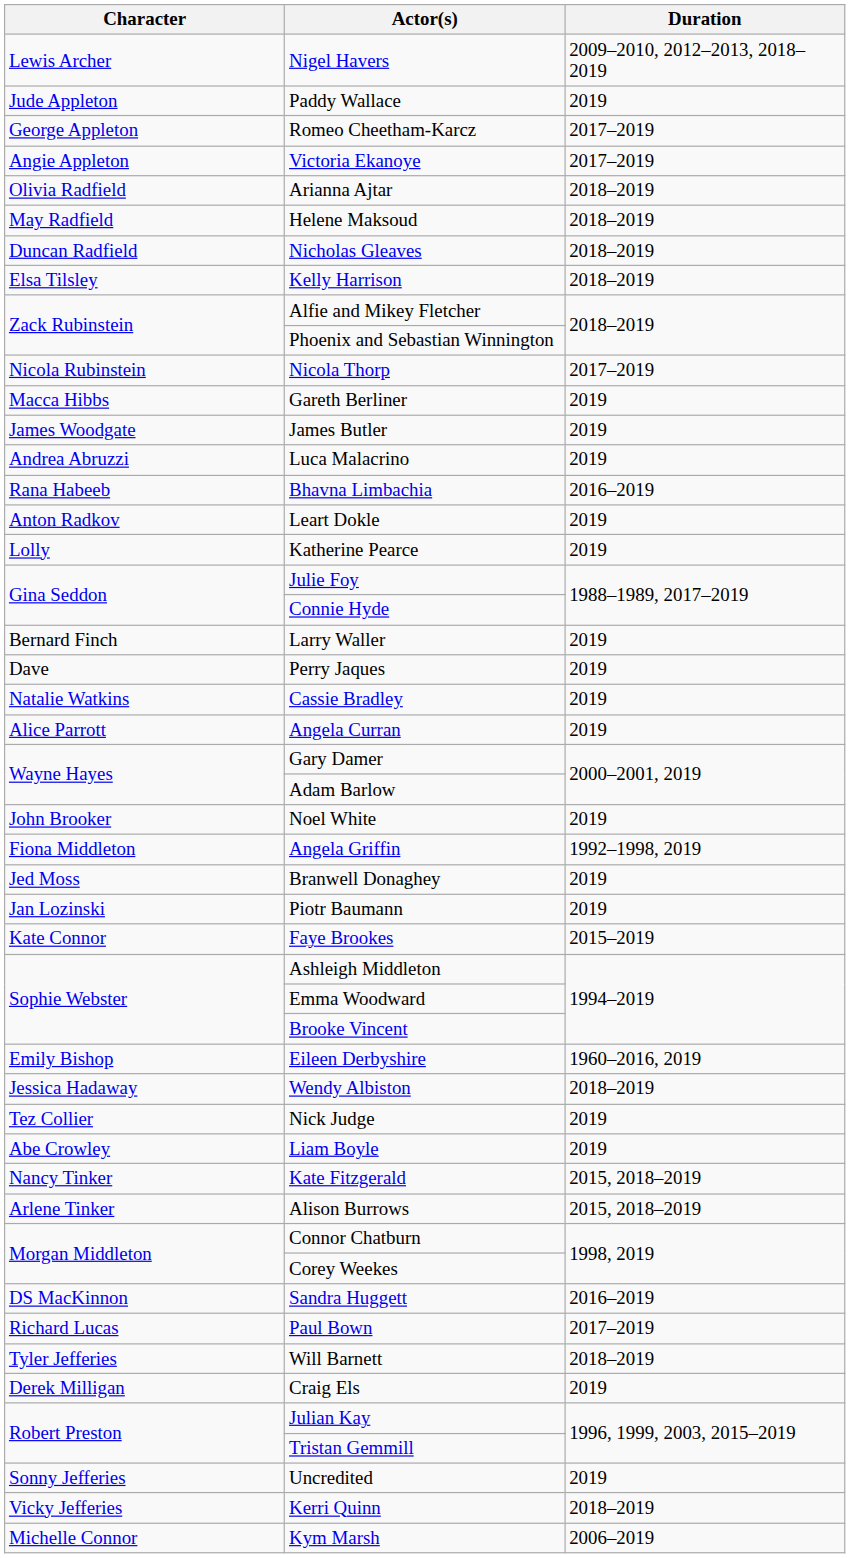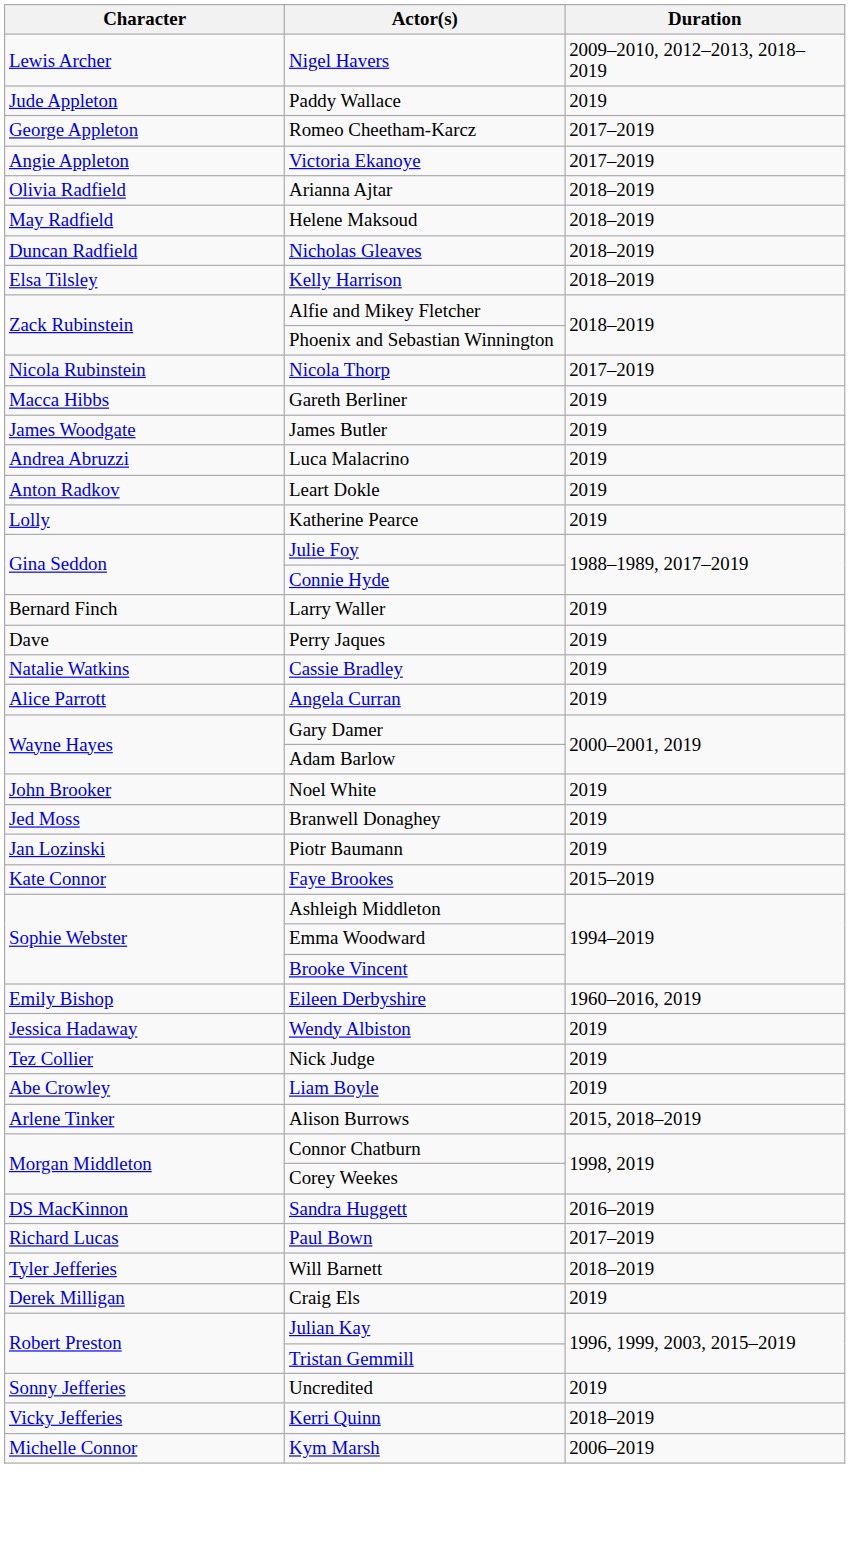- row: (361, 489)
- row: (345, 849)
(612, 1088) 2018–2019 -> (588, 1028) 2019
- row: (347, 1178)
